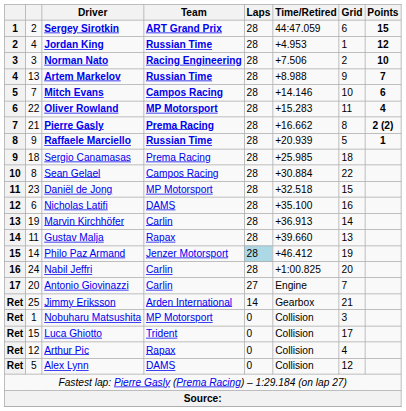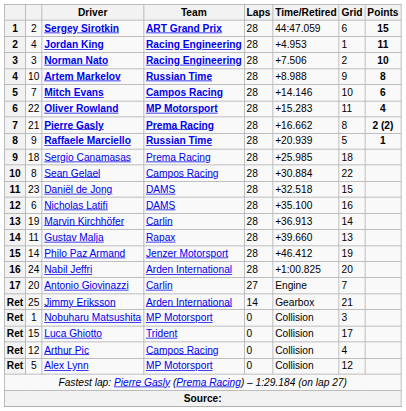(179, 44) Russian Time -> (194, 44) Racing Engineering
(383, 44) 12 -> (383, 44) 11
(34, 76) 13 -> (34, 76) 10
(383, 76) 7 -> (383, 76) 8
(179, 189) MP Motorsport -> (161, 189) DAMS
(252, 253) lightblue background -> (252, 253) no background
(159, 269) Carlin -> (189, 269) Arden International
(161, 350) Rapax -> (182, 350) Campos Racing
(161, 366) DAMS -> (179, 366) MP Motorsport
